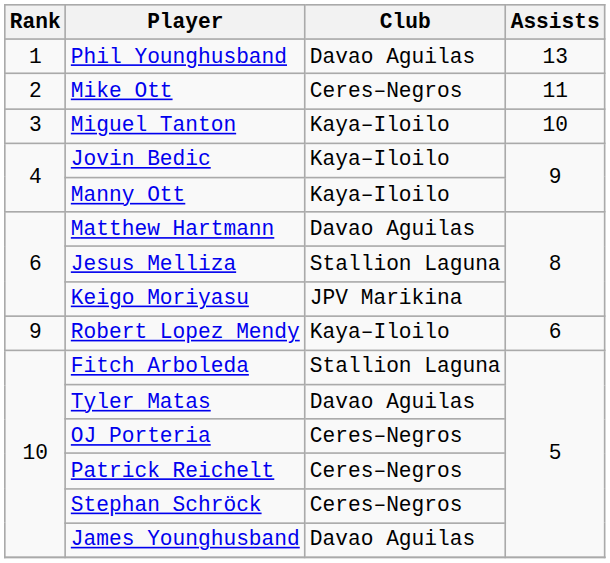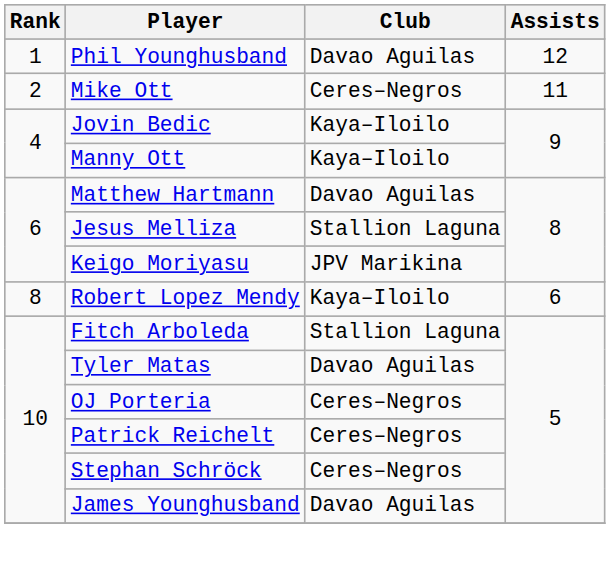(555, 57) 13 -> (555, 57) 12
- row: (153, 126)
(35, 333) 9 -> (35, 298) 8
